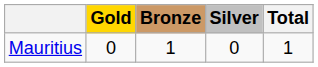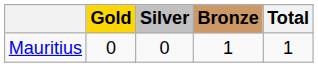columns swapped: (234, 18) <-> (171, 18)
